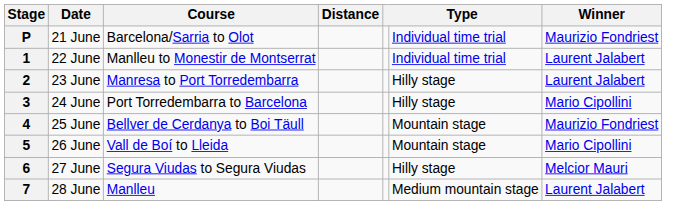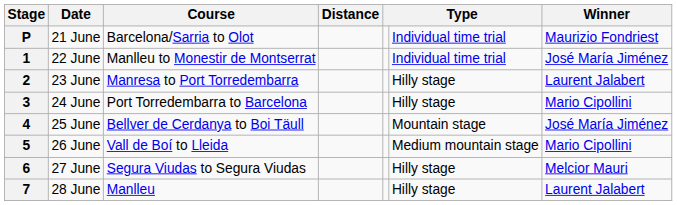(595, 59) Laurent Jalabert -> (607, 59) José María Jiménez
(602, 124) Maurizio Fondriest -> (607, 124) José María Jiménez
(439, 146) Mountain stage -> (465, 146) Medium mountain stage
(465, 189) Medium mountain stage -> (424, 189) Hilly stage
